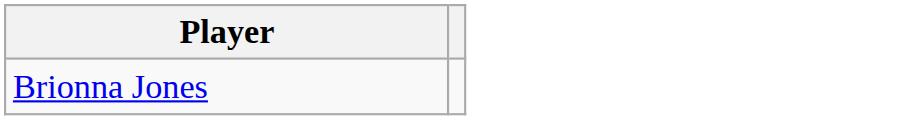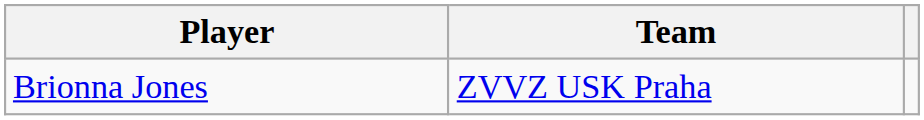+ column: (676, 31)
